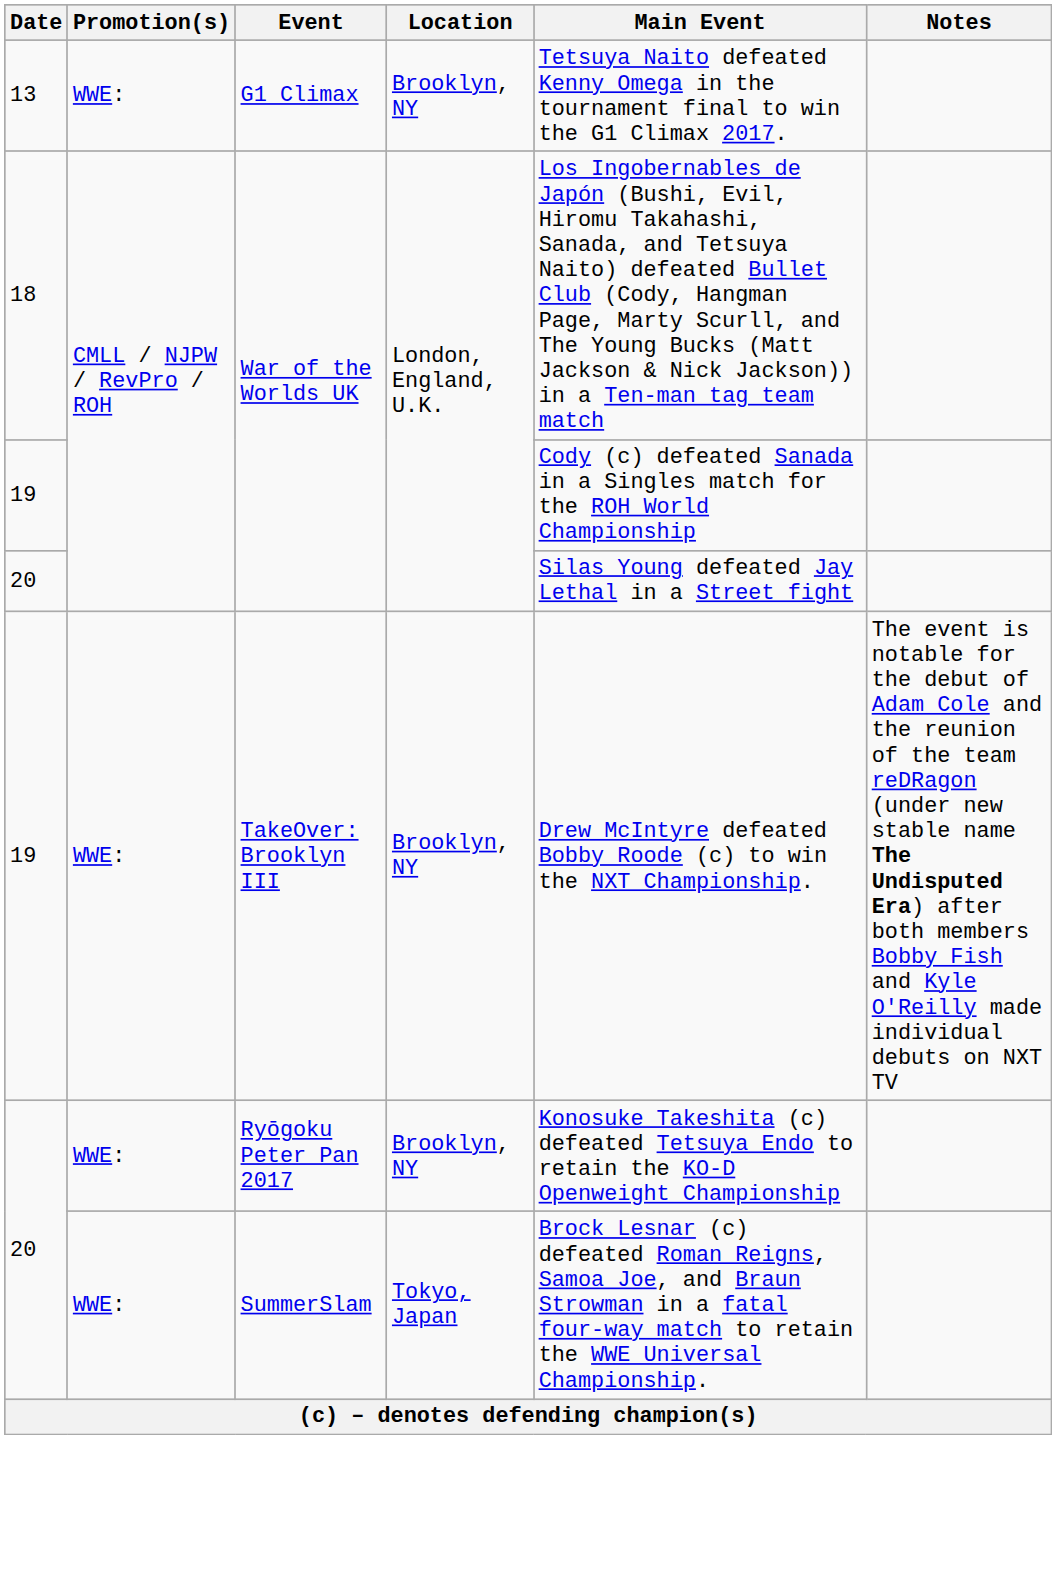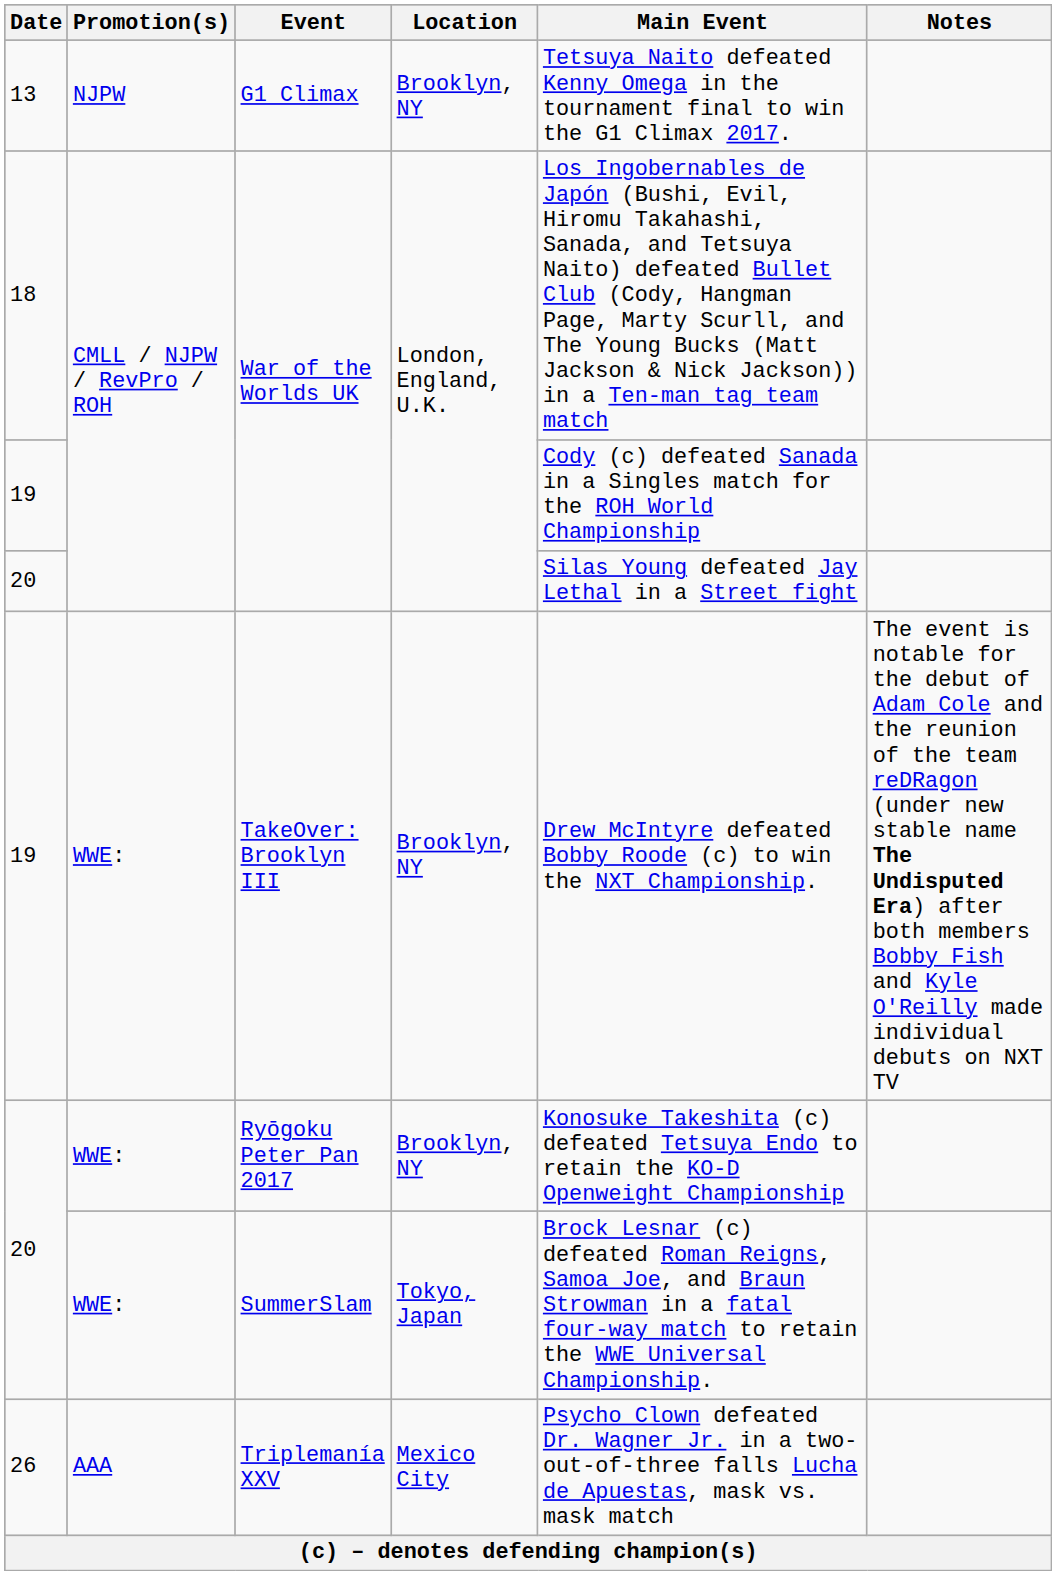(99, 96) WWE: -> (99, 96) NJPW
+ row: (23, 1467)
